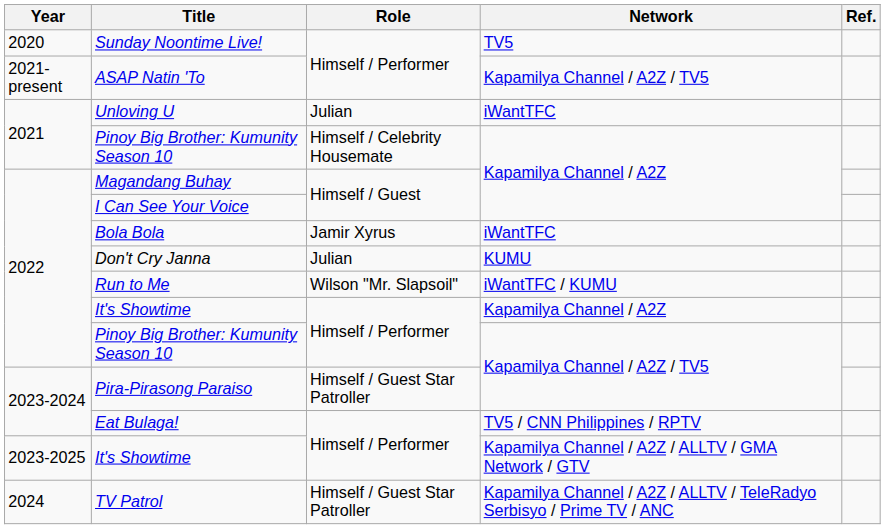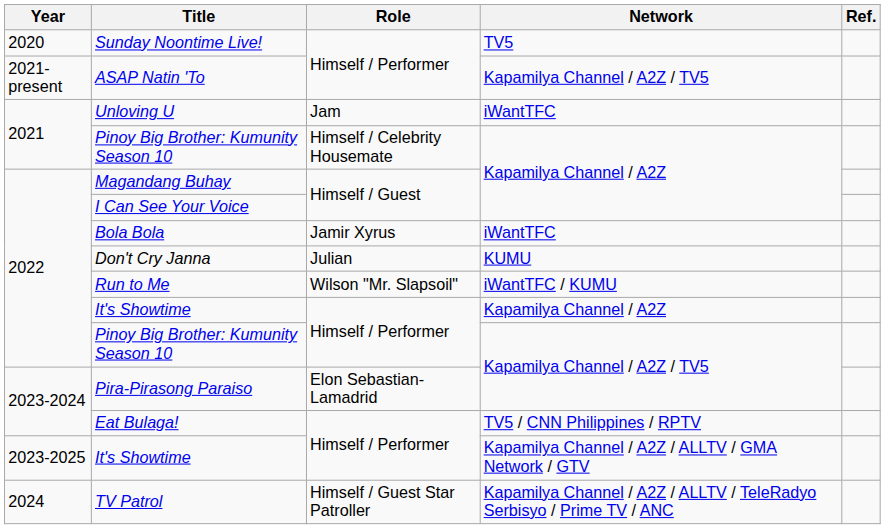(331, 112) Julian -> (325, 112) Jam
(382, 388) Himself / Guest Star Patroller -> (367, 388) Elon Sebastian-Lamadrid
